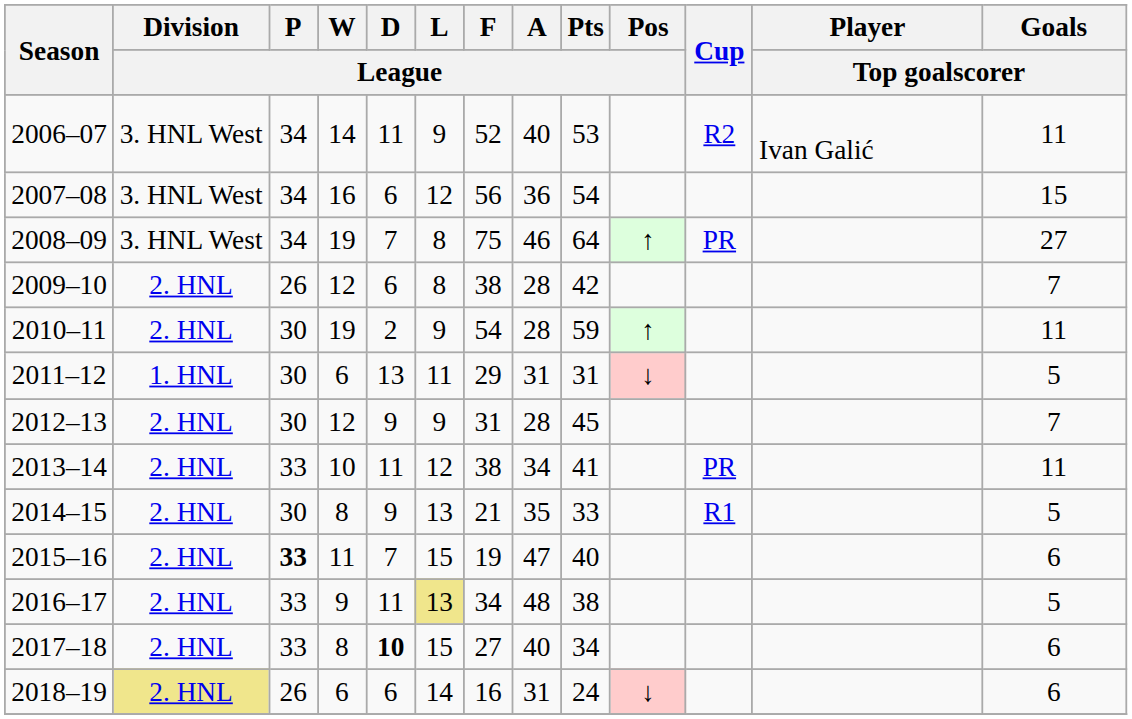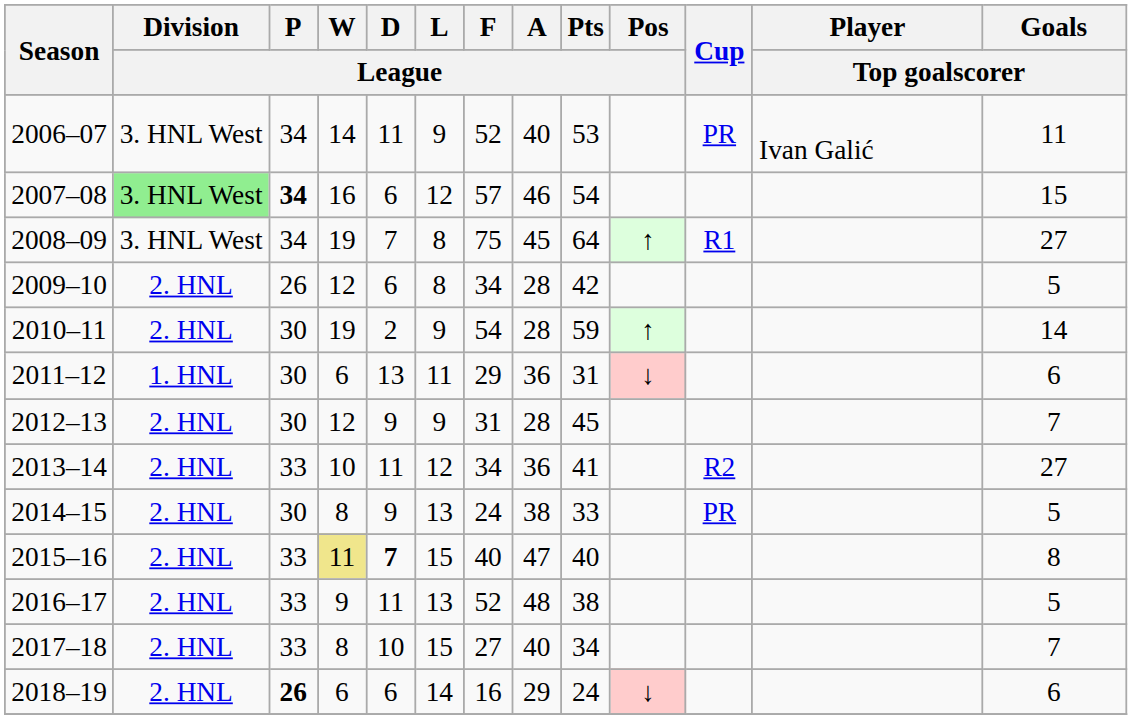(719, 133) R2 -> (719, 133) PR
(191, 194) no background -> (191, 194) lightgreen background
(293, 194) normal -> (293, 194) bold
(488, 194) 56 -> (488, 194) 57
(537, 194) 36 -> (537, 194) 46
(537, 240) 46 -> (537, 240) 45
(719, 240) PR -> (719, 240) R1
(488, 285) 38 -> (488, 285) 34
(1054, 285) 7 -> (1054, 285) 5
(1054, 330) 11 -> (1054, 330) 14
(537, 375) 31 -> (537, 375) 36
(1054, 375) 5 -> (1054, 375) 6
(488, 465) 38 -> (488, 465) 34
(537, 465) 34 -> (537, 465) 36
(719, 465) PR -> (719, 465) R2
(1054, 465) 11 -> (1054, 465) 27
(488, 510) 21 -> (488, 510) 24
(537, 510) 35 -> (537, 510) 38
(719, 510) R1 -> (719, 510) PR
(293, 555) bold -> (293, 555) normal
(342, 555) no background -> (342, 555) khaki background
(391, 555) normal -> (391, 555) bold
(488, 555) 19 -> (488, 555) 40
(1054, 555) 6 -> (1054, 555) 8
(439, 600) khaki background -> (439, 600) no background
(488, 600) 34 -> (488, 600) 52
(391, 646) bold -> (391, 646) normal
(1054, 646) 6 -> (1054, 646) 7
(191, 691) khaki background -> (191, 691) no background
(293, 691) normal -> (293, 691) bold
(537, 691) 31 -> (537, 691) 29
